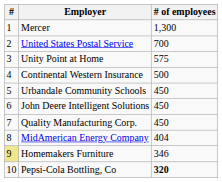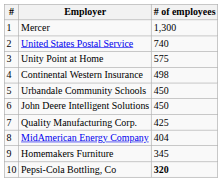(161, 43) 700 -> (161, 43) 740
(161, 75) 500 -> (161, 75) 498
(161, 122) 450 -> (161, 122) 425
(9, 153) khaki background -> (9, 153) no background
(161, 153) 346 -> (161, 153) 345
